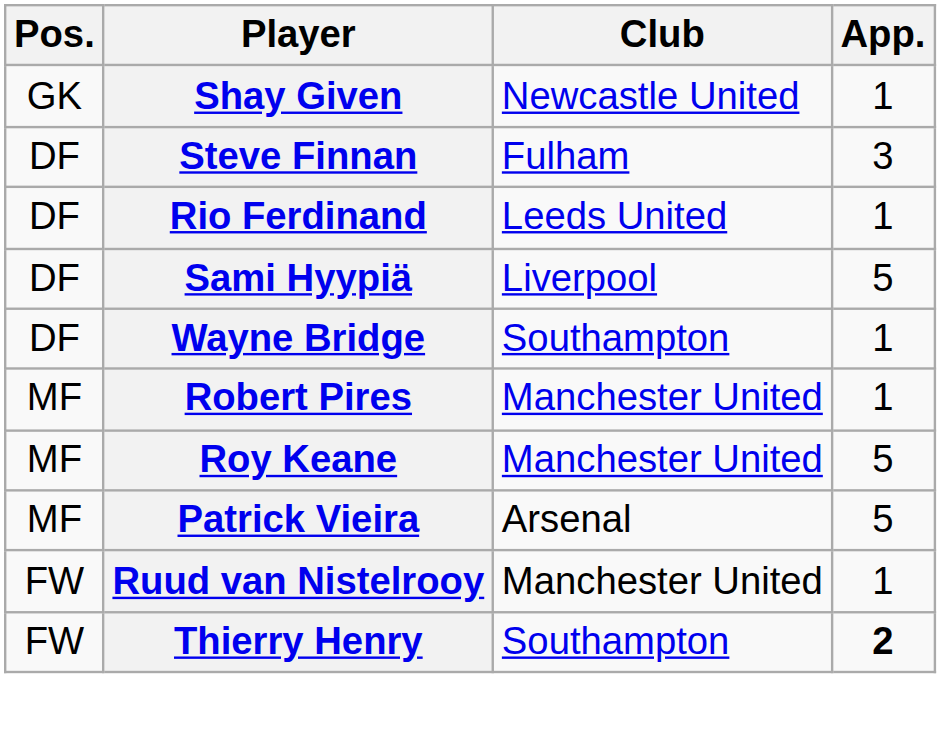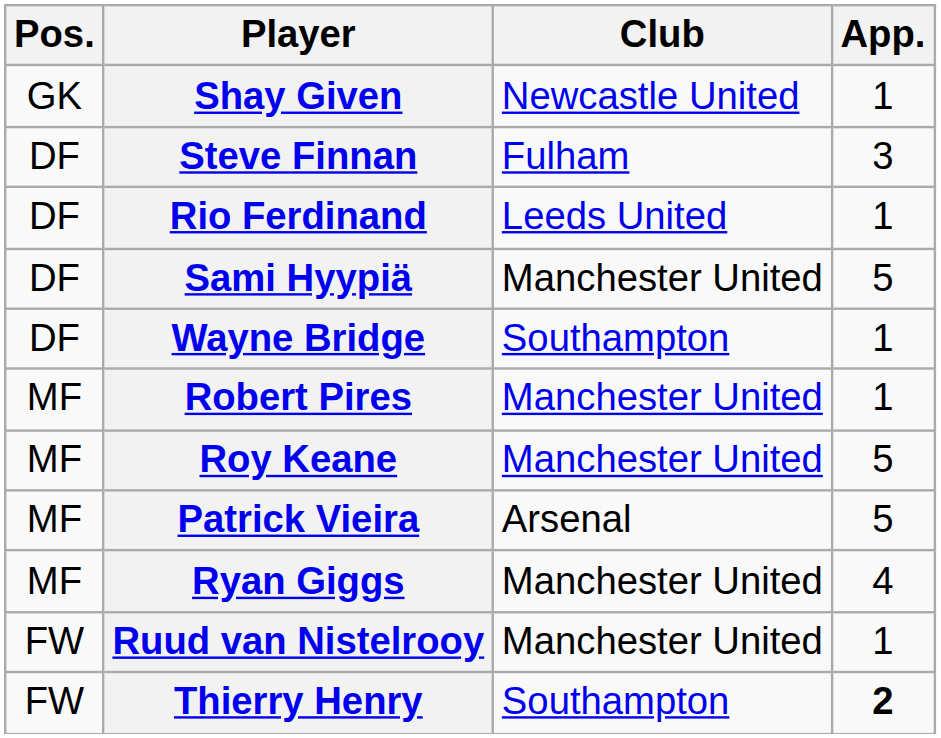(579, 277) Liverpool -> (662, 277) Manchester United
+ row: (298, 580)
